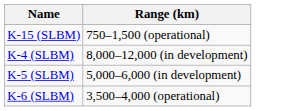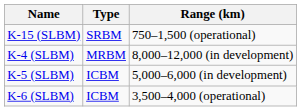+ column: (106, 14)
